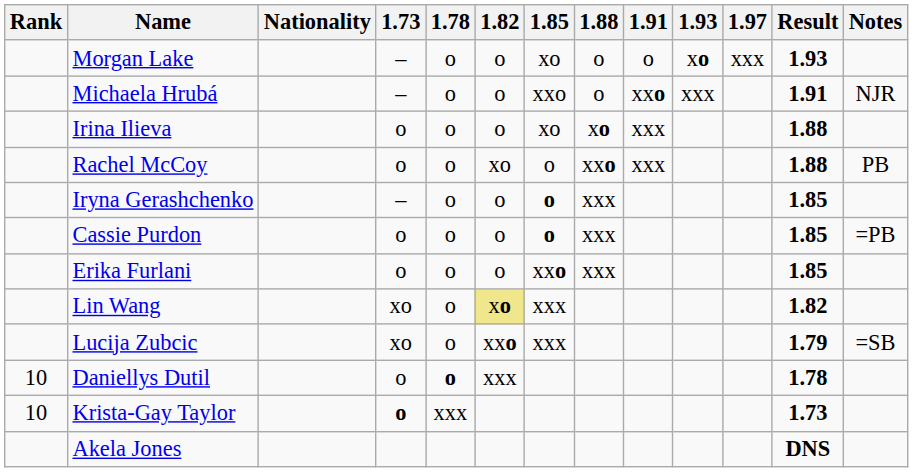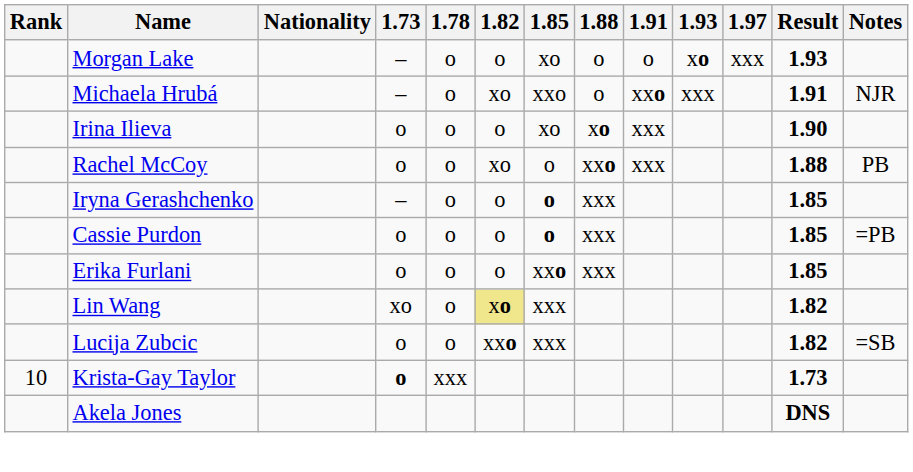(500, 93) o -> (500, 93) xo
(808, 128) 1.88 -> (808, 128) 1.90
(401, 341) xo -> (401, 341) o
(808, 341) 1.79 -> (808, 341) 1.82
- row: (141, 377)
